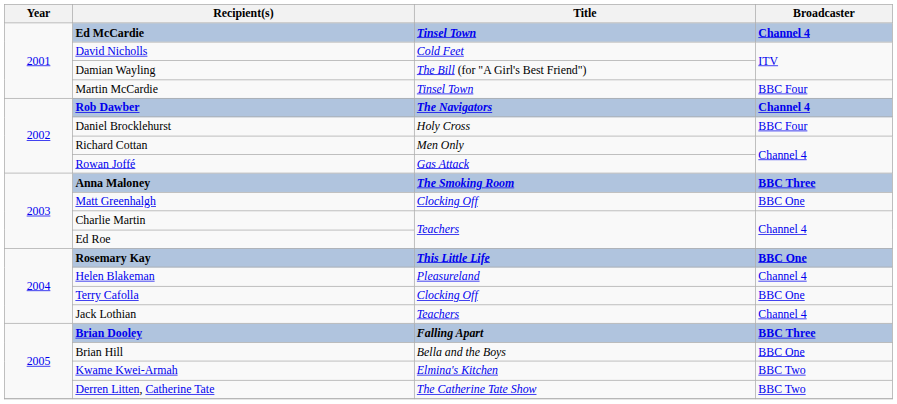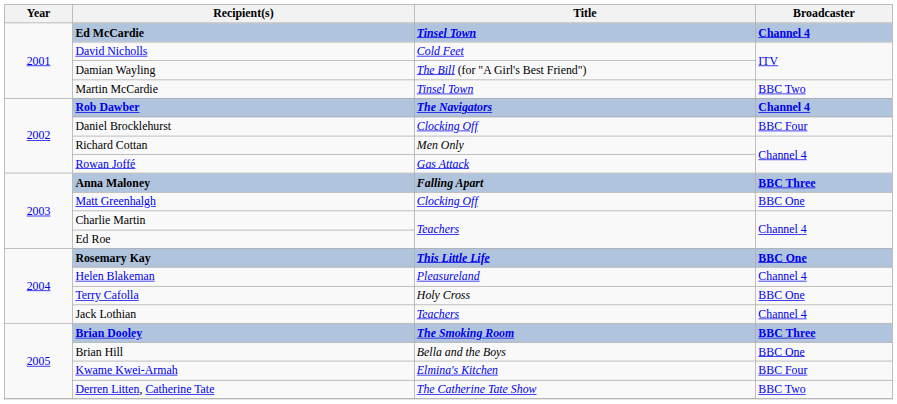(783, 88) BBC Four -> (782, 88) BBC Two
(443, 126) Holy Cross -> (447, 126) Clocking Off
(466, 182) The Smoking Room -> (450, 182) Falling Apart
(447, 295) Clocking Off -> (443, 295) Holy Cross
(450, 333) Falling Apart -> (466, 333) The Smoking Room
(782, 370) BBC Two -> (783, 370) BBC Four
